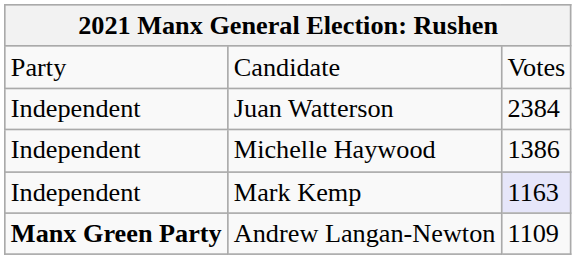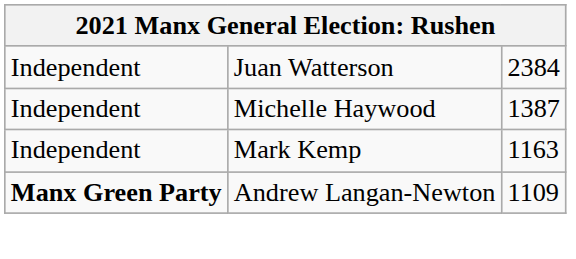- row: (287, 66)
(534, 150) 1386 -> (534, 108) 1387
(533, 191) lavender background -> (533, 150) no background
